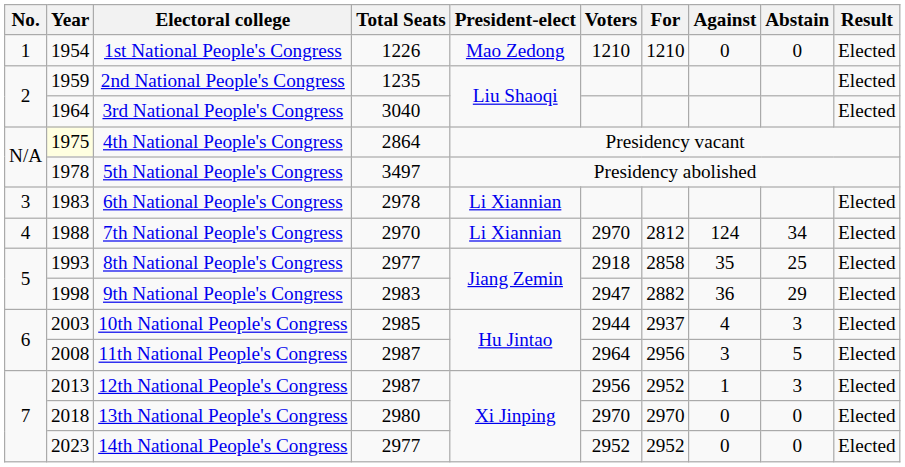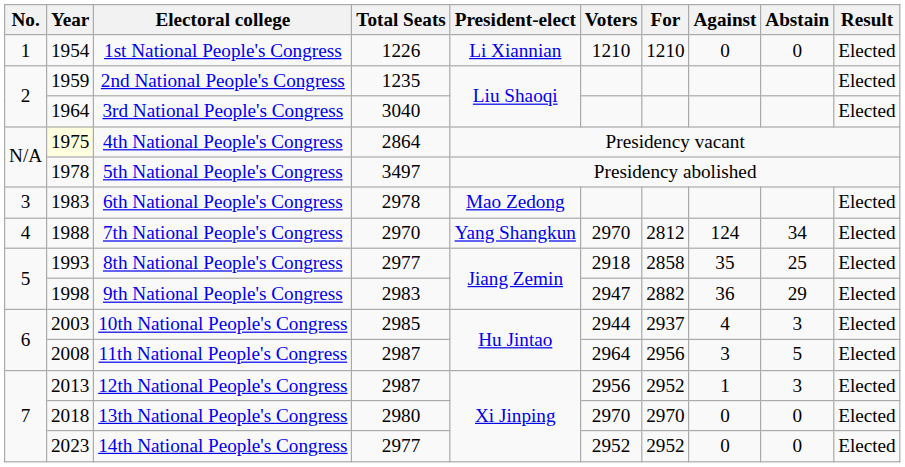(515, 50) Mao Zedong -> (515, 50) Li Xiannian
(515, 202) Li Xiannian -> (515, 202) Mao Zedong
(515, 232) Li Xiannian -> (515, 232) Yang Shangkun
